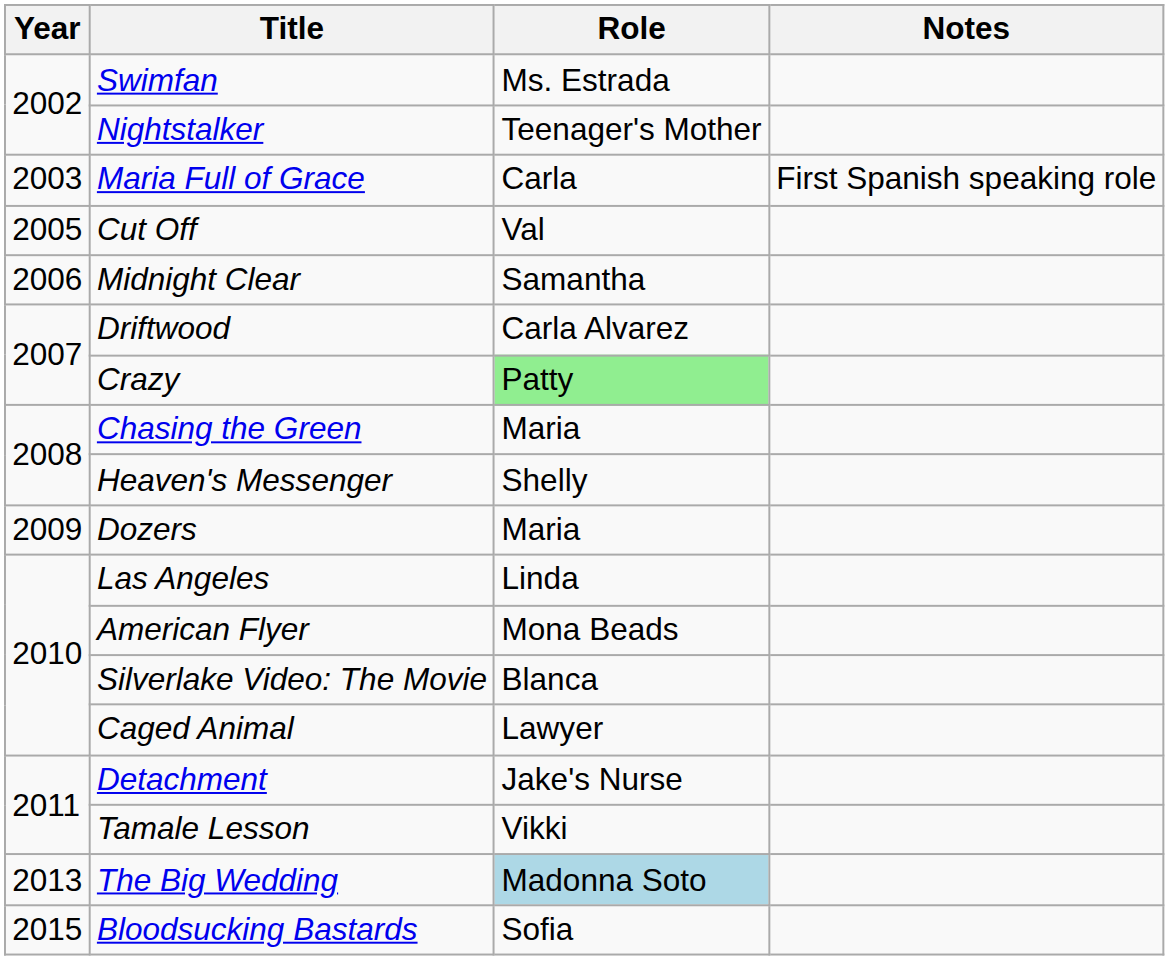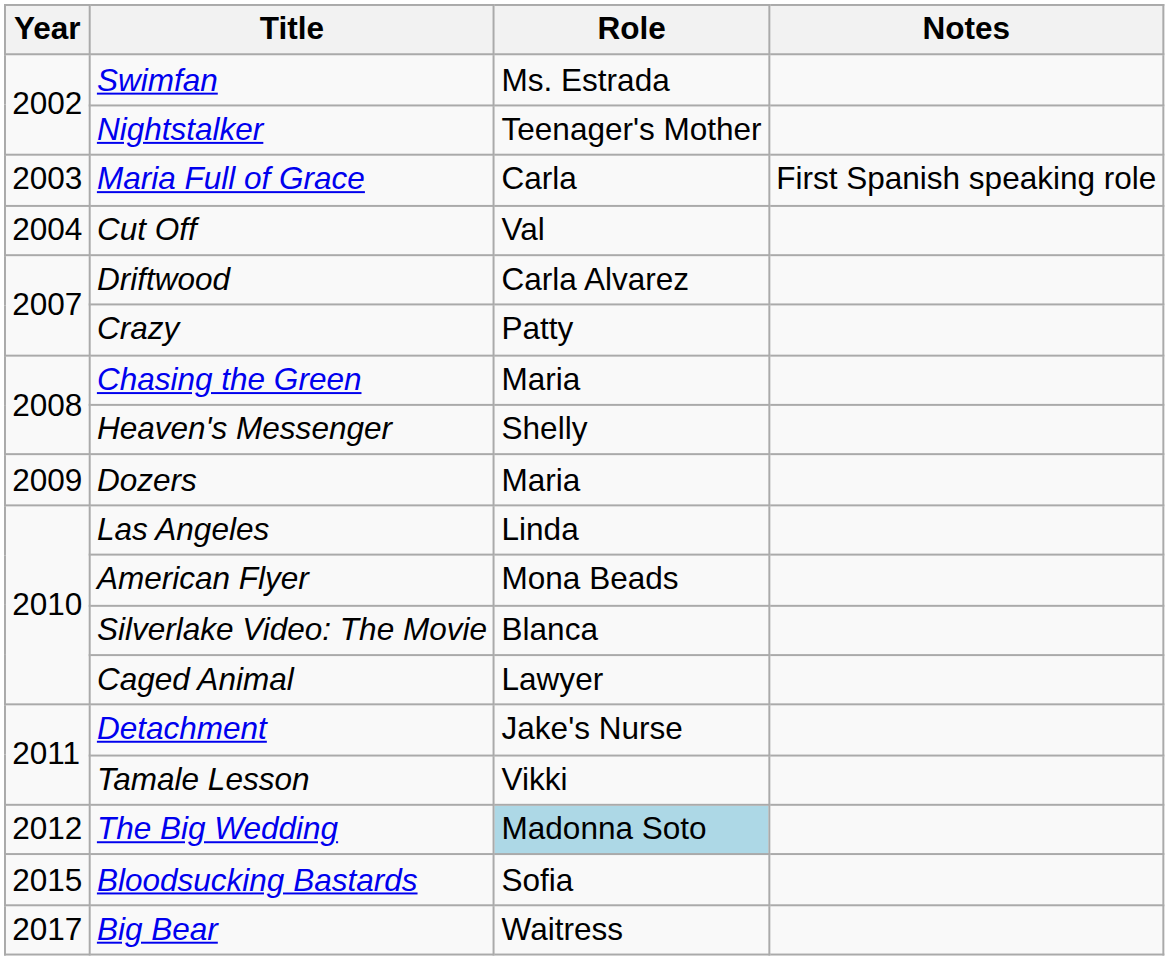(47, 229) 2005 -> (47, 229) 2004
- row: (199, 279)
(537, 379) lightgreen background -> (537, 329) no background
(47, 879) 2013 -> (47, 829) 2012
+ row: (157, 929)
